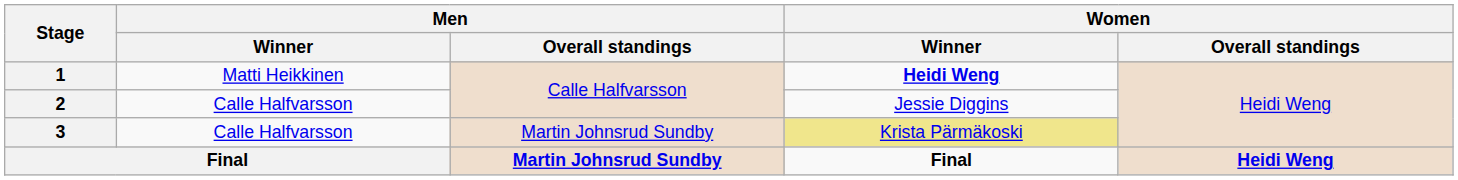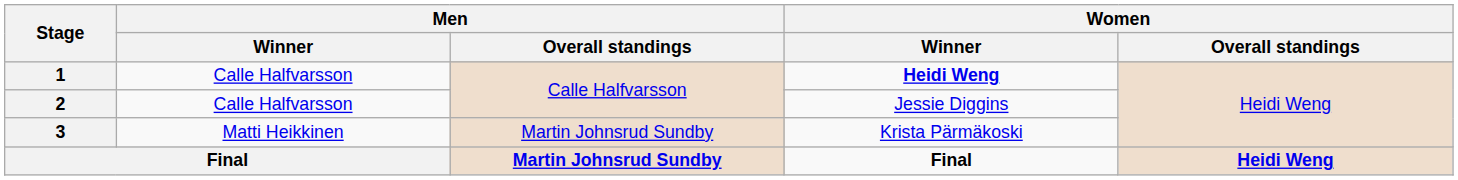(283, 76) Matti Heikkinen -> (283, 76) Calle Halfvarsson
(283, 133) Calle Halfvarsson -> (283, 133) Matti Heikkinen
(951, 133) khaki background -> (951, 133) no background
